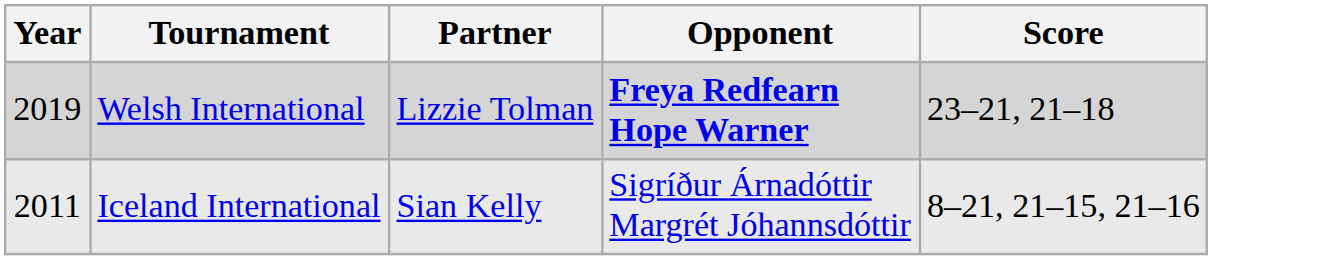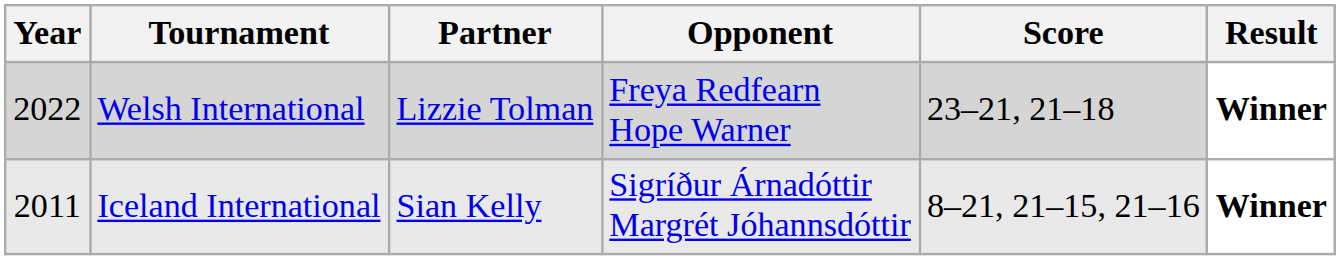+ column: (1271, 33)
(47, 109) 2019 -> (47, 109) 2022
(724, 109) bold -> (715, 109) normal
